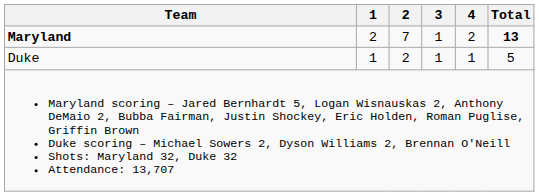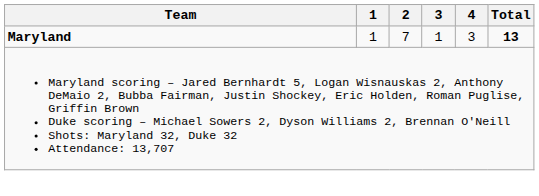(373, 37) 2 -> (373, 37) 1
(471, 37) 2 -> (471, 37) 3
- row: (24, 59)
